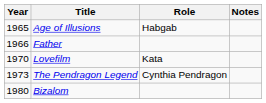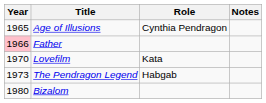(159, 28) Habgab -> (185, 28) Cynthia Pendragon
(18, 43) no background -> (18, 43) pink background
(185, 75) Cynthia Pendragon -> (159, 75) Habgab
